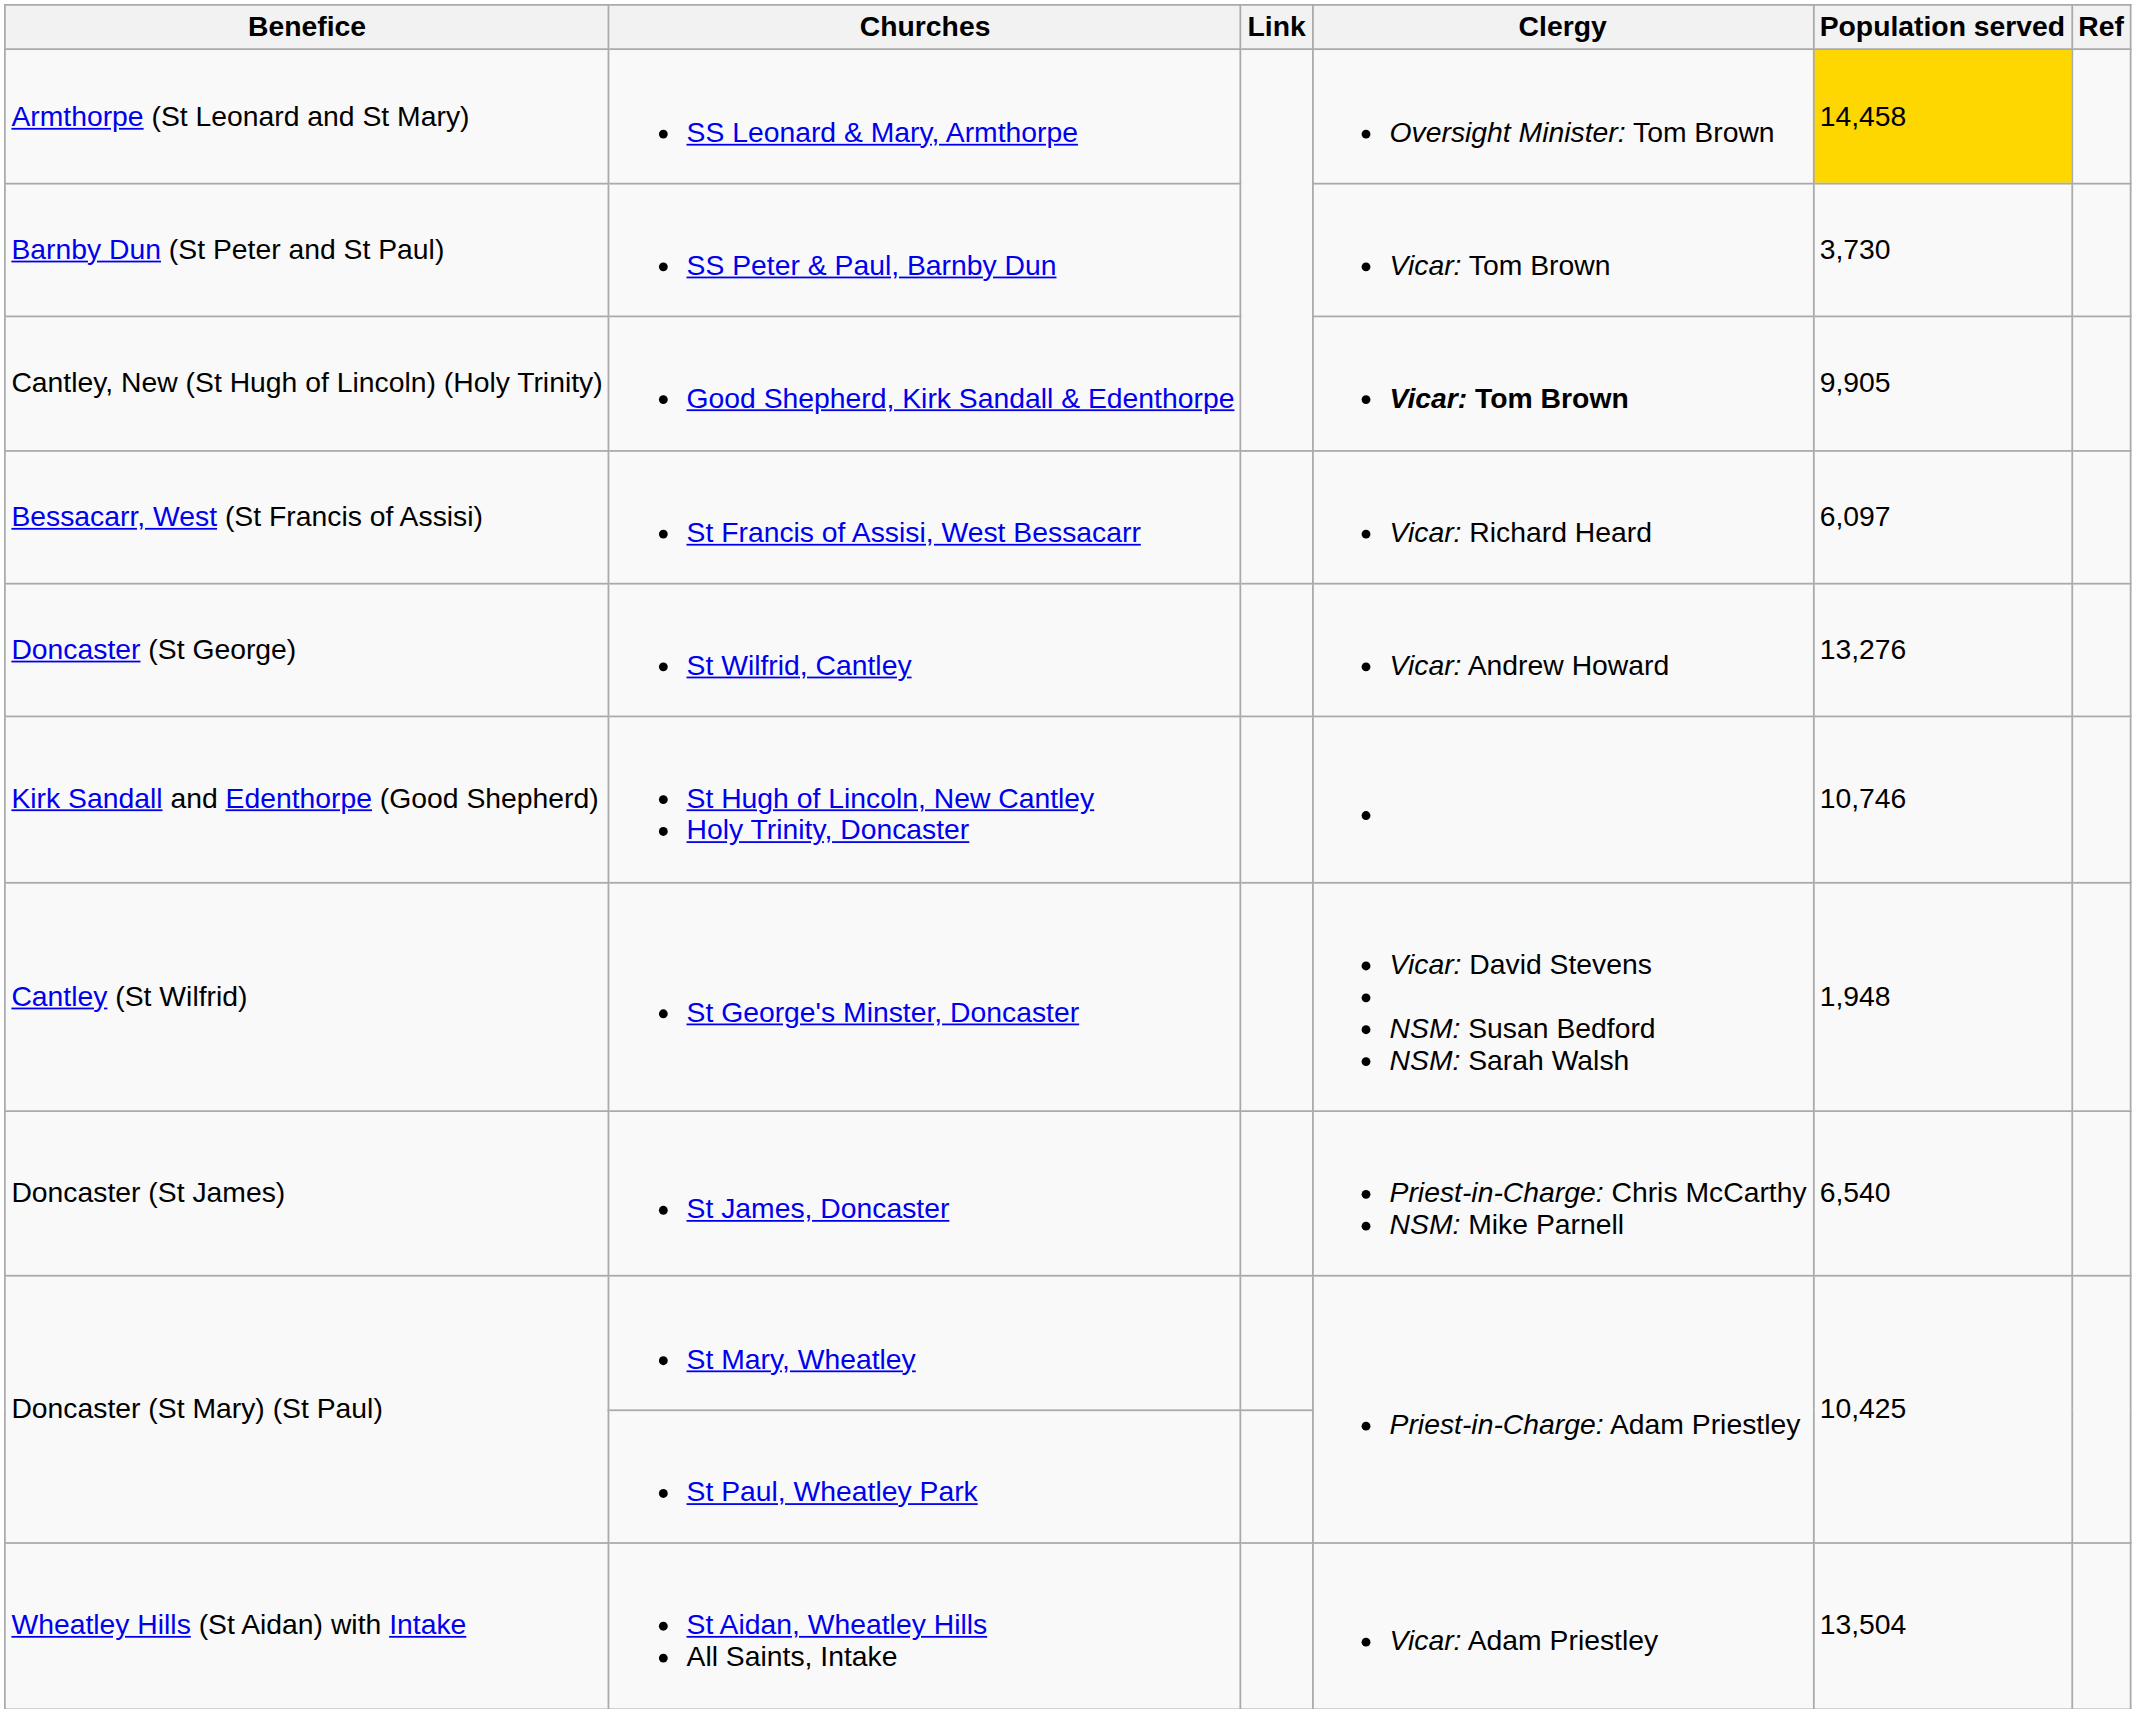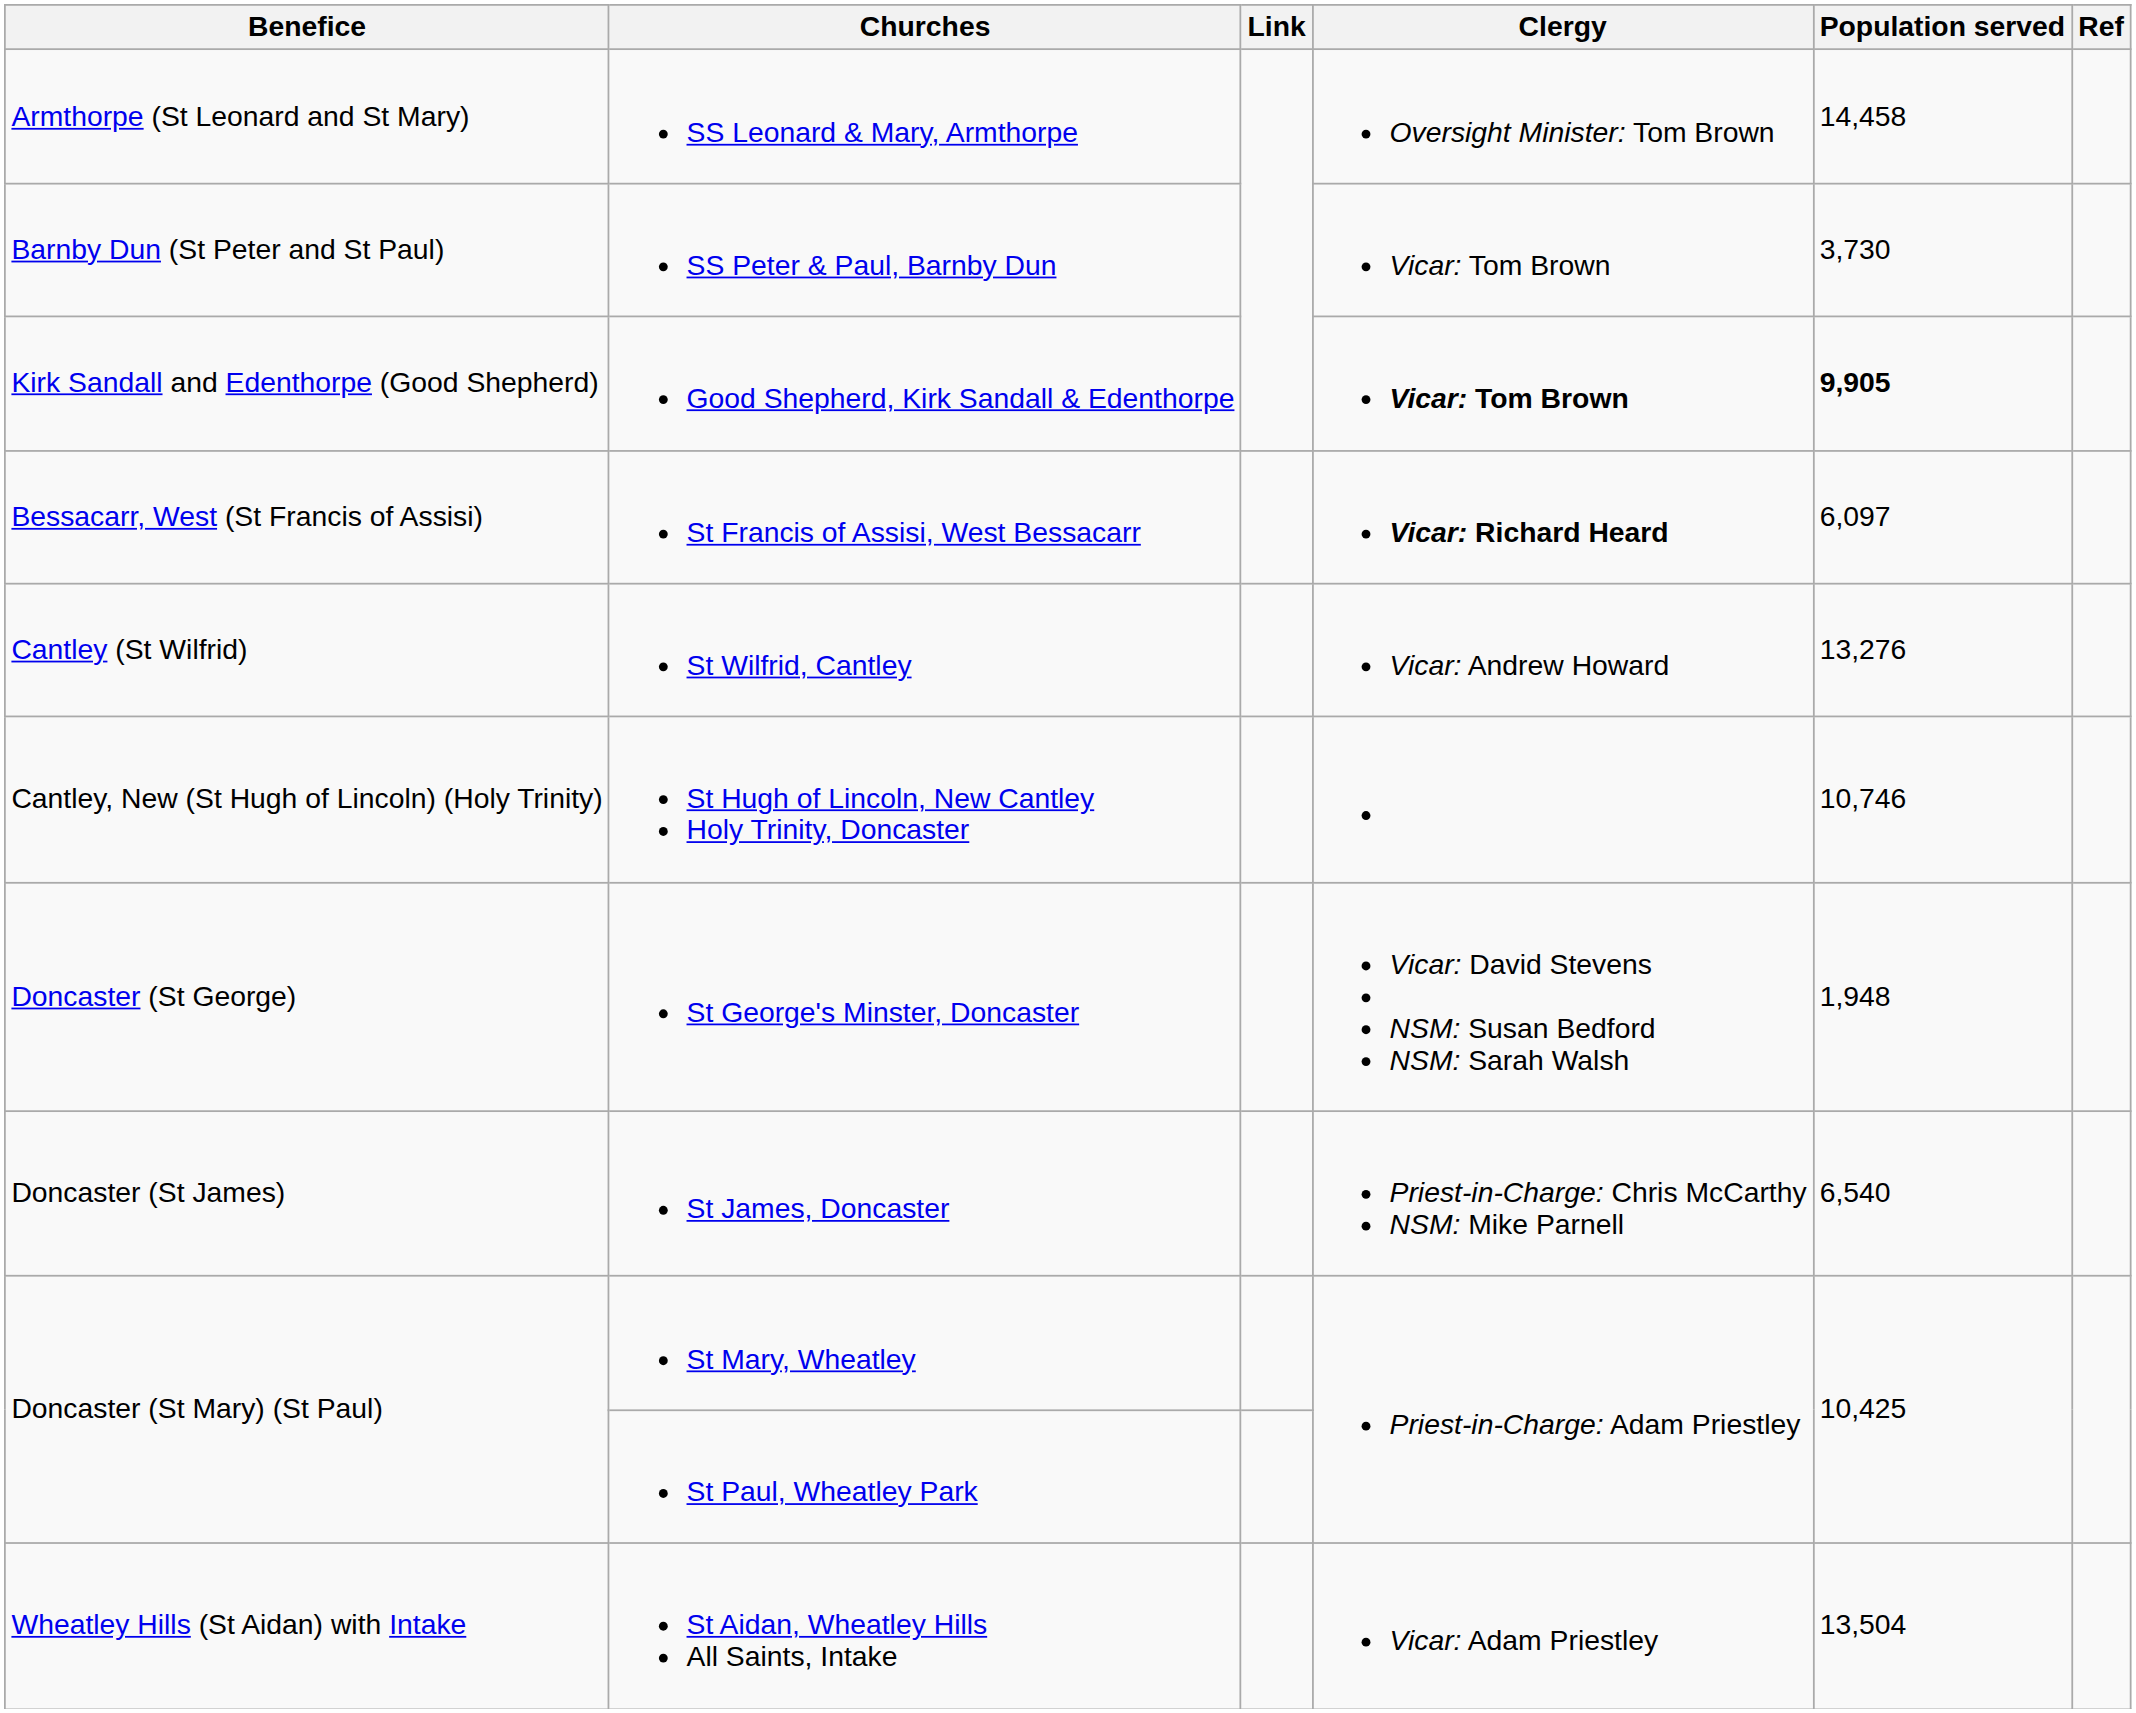(1863, 116) gold background -> (1863, 116) no background
(307, 382) Cantley, New (St Hugh of Lincoln) (Holy Trinity) -> (305, 382) Kirk Sandall and Edenthorpe (Good Shepherd)
(1855, 382) normal -> (1855, 382) bold
(1563, 533) normal -> (1563, 533) bold
(154, 649) Doncaster (St George) -> (129, 649) Cantley (St Wilfrid)
(305, 799) Kirk Sandall and Edenthorpe (Good Shepherd) -> (307, 799) Cantley, New (St Hugh of Lincoln) (Holy Trinity)
(129, 996) Cantley (St Wilfrid) -> (154, 996) Doncaster (St George)
